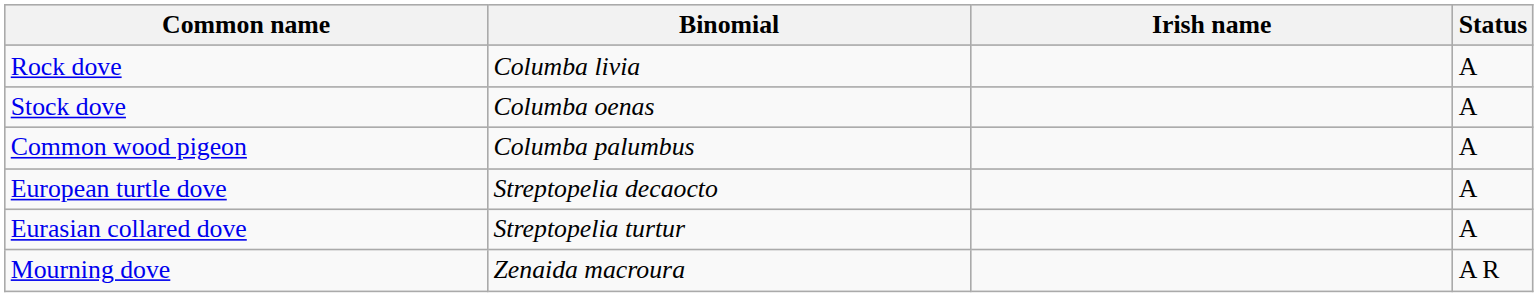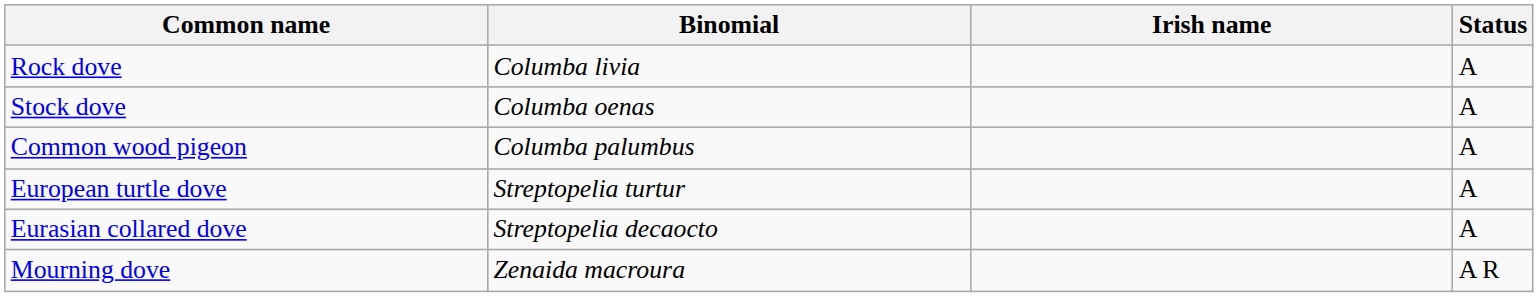(606, 188) Streptopelia decaocto -> (589, 188) Streptopelia turtur
(589, 229) Streptopelia turtur -> (606, 229) Streptopelia decaocto
